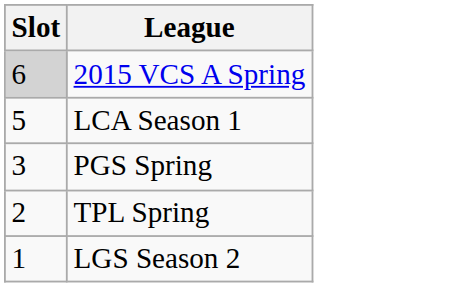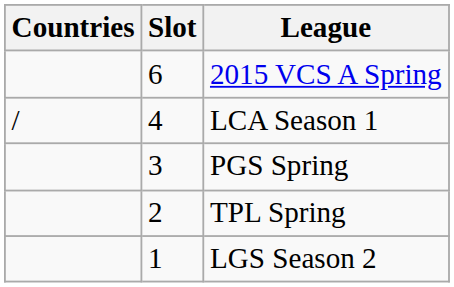+ column: (73, 27)
(19, 73) lightgrey background -> (155, 73) no background
(19, 119) 5 -> (155, 119) 4
